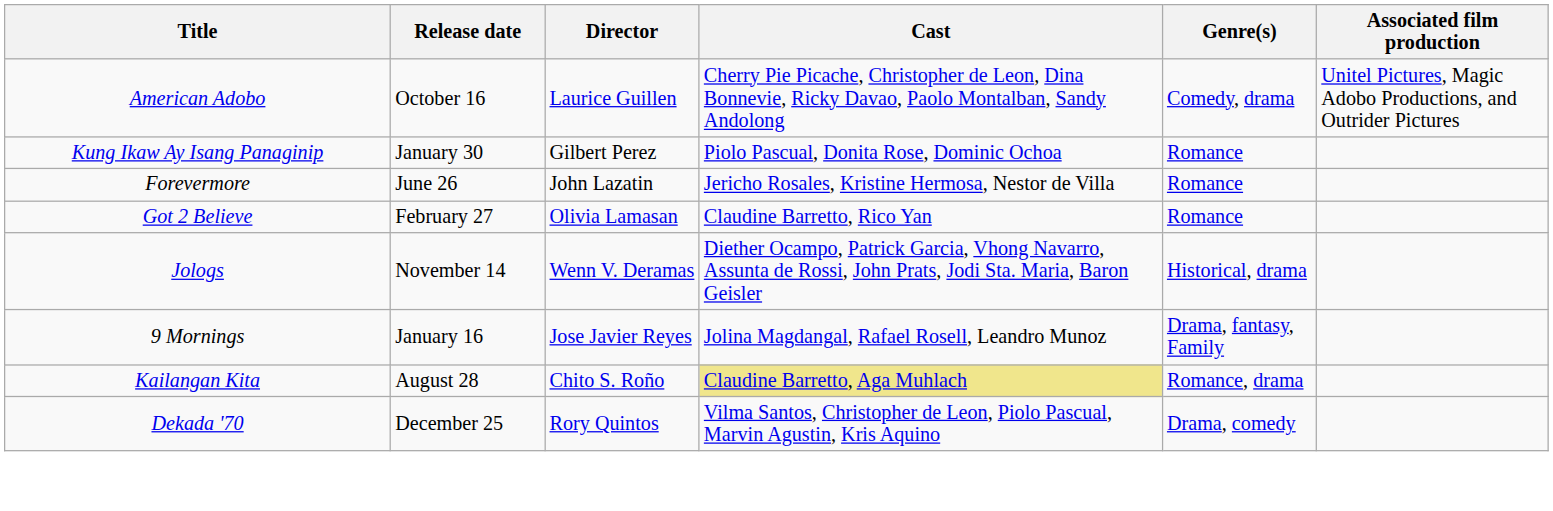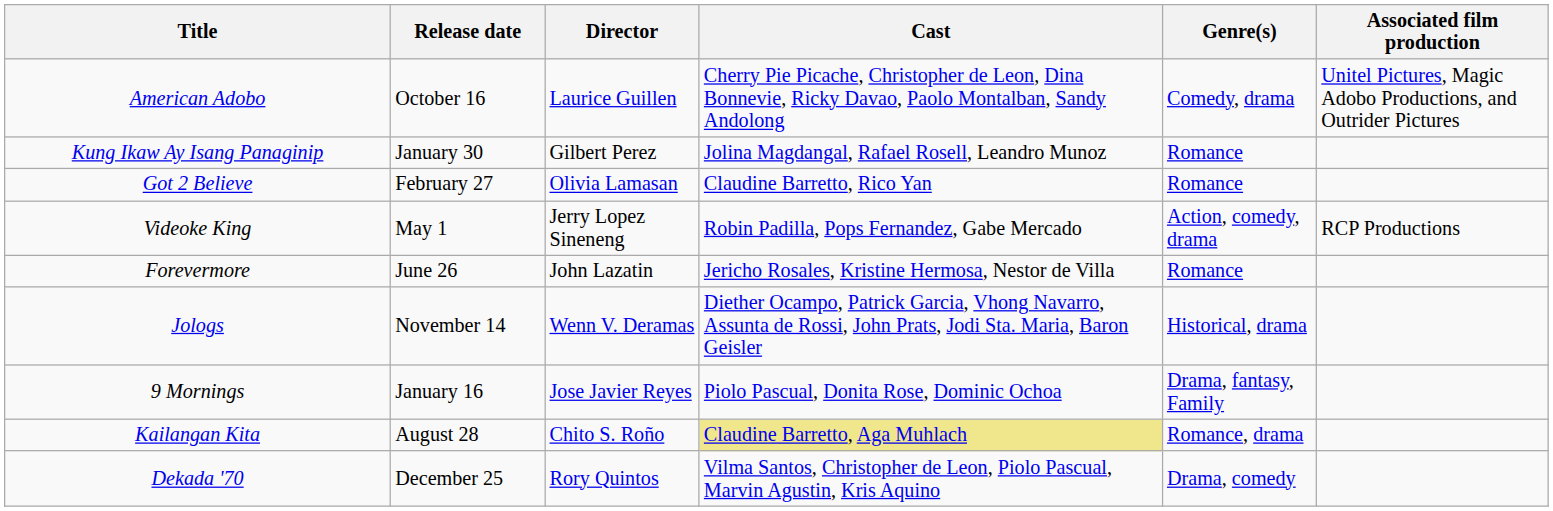(883, 152) Piolo Pascual, Donita Rose, Dominic Ochoa -> (905, 152) Jolina Magdangal, Rafael Rosell, Leandro Munoz
rows swapped: (198, 216) <-> (198, 184)
+ row: (198, 227)
(905, 337) Jolina Magdangal, Rafael Rosell, Leandro Munoz -> (883, 391) Piolo Pascual, Donita Rose, Dominic Ochoa
